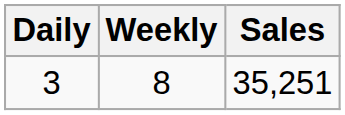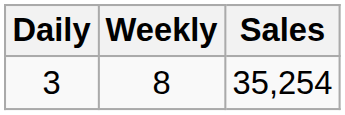(282, 82) 35,251 -> (282, 82) 35,254
